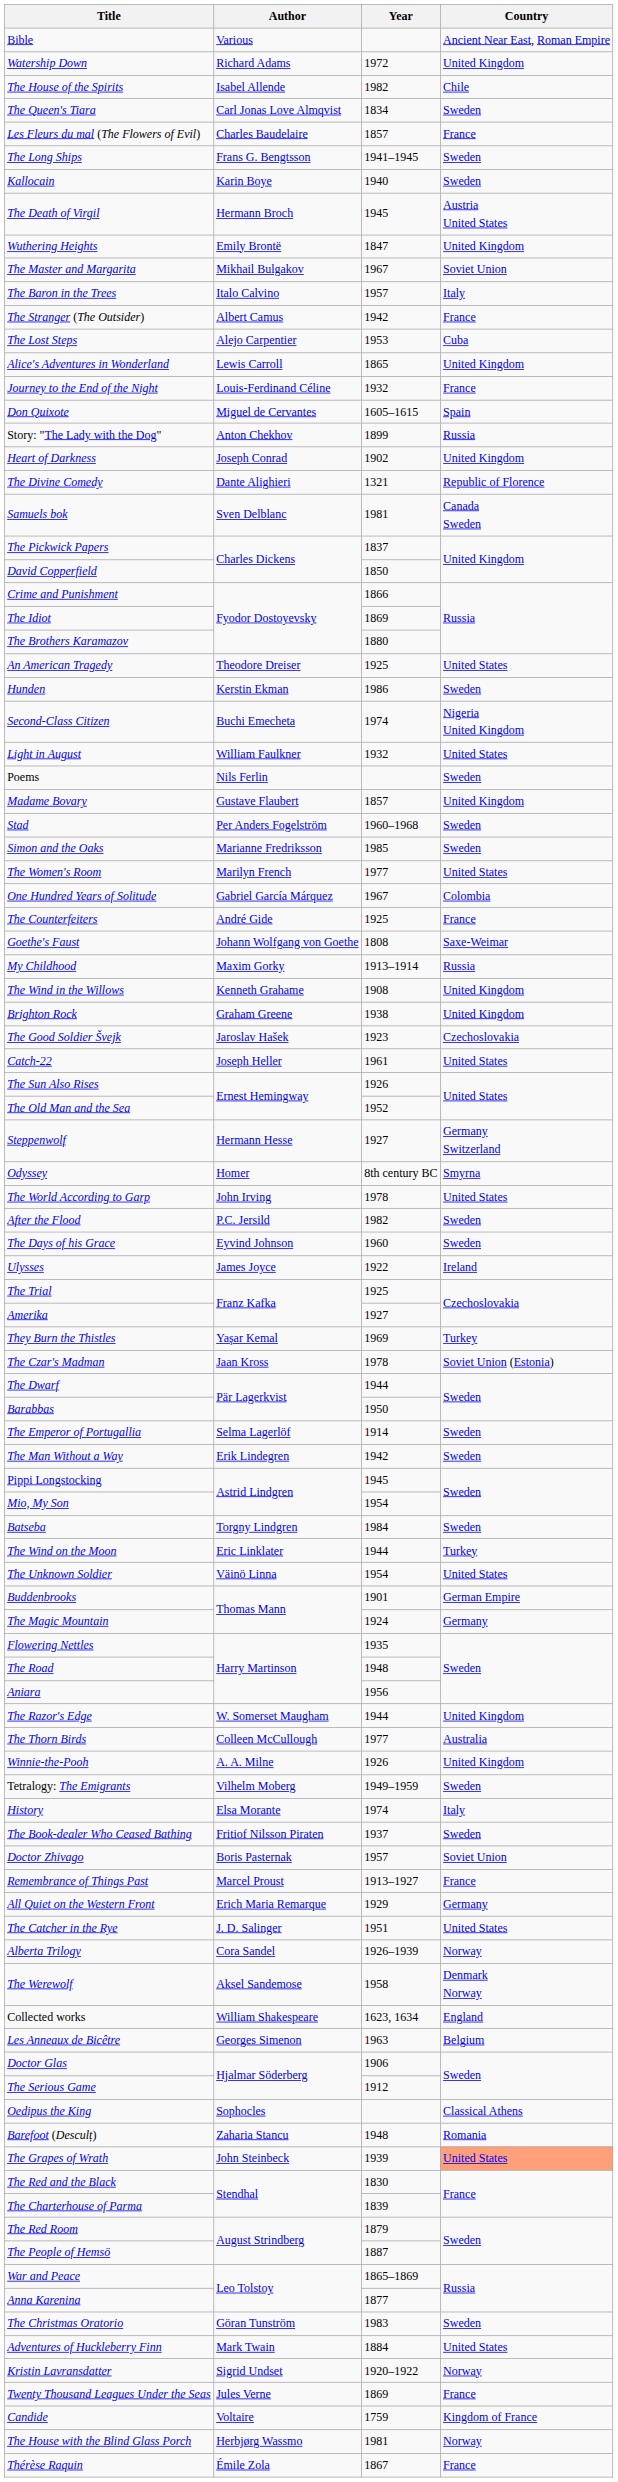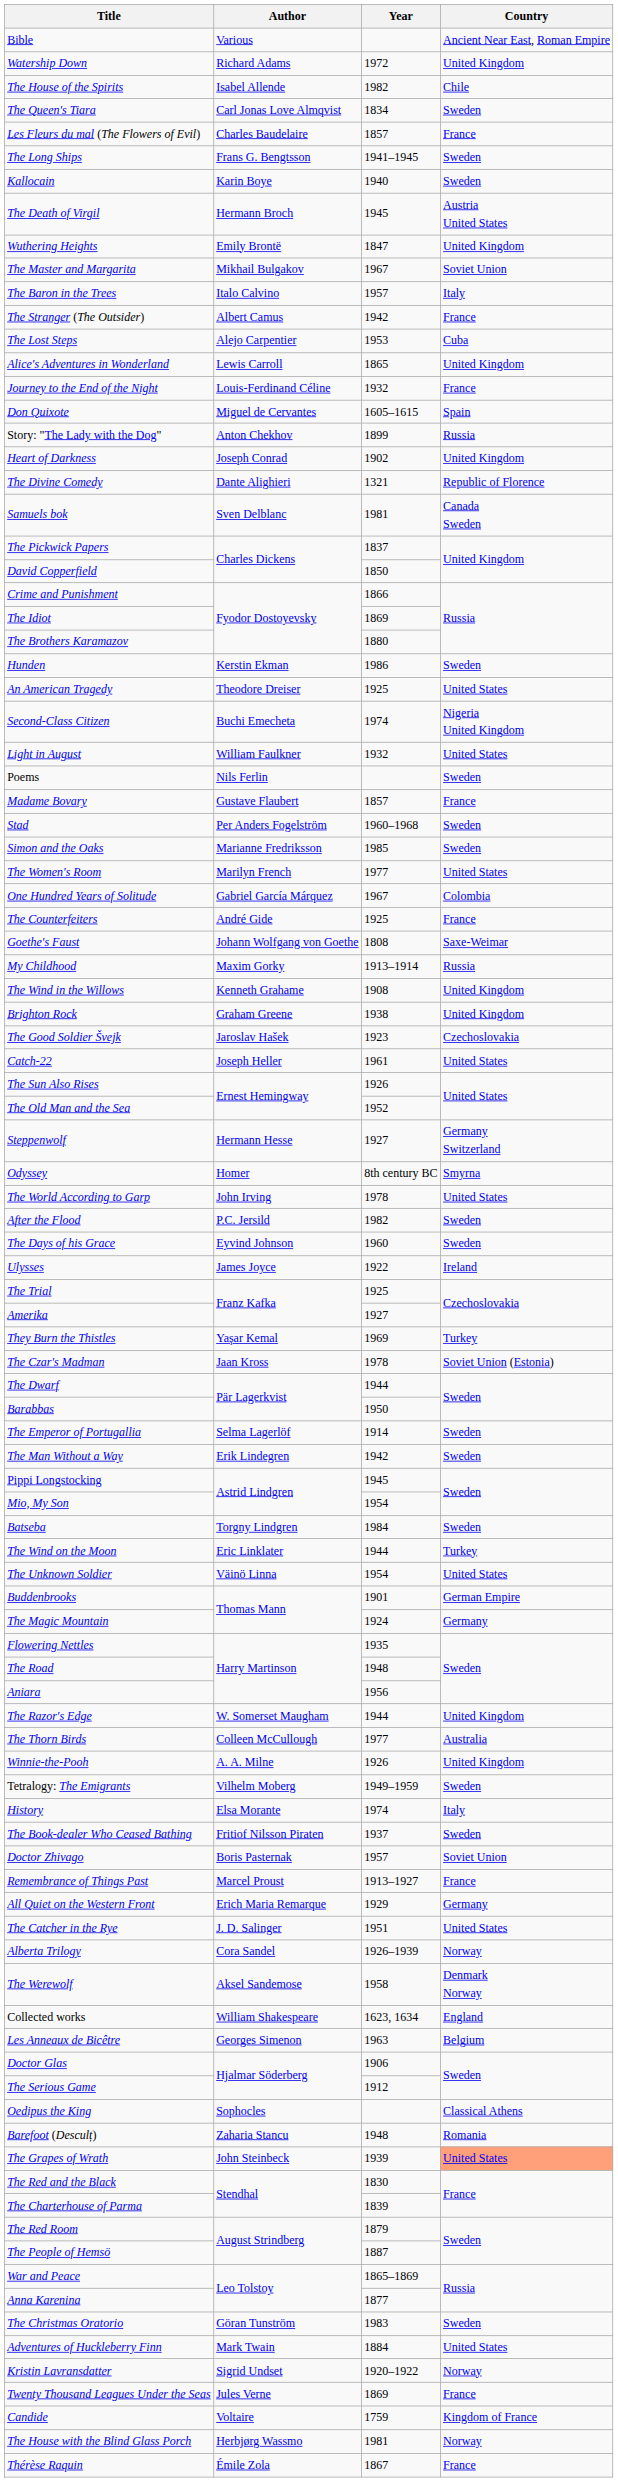rows swapped: (60, 665) <-> (26, 689)
(484, 801) United Kingdom -> (459, 801) France
